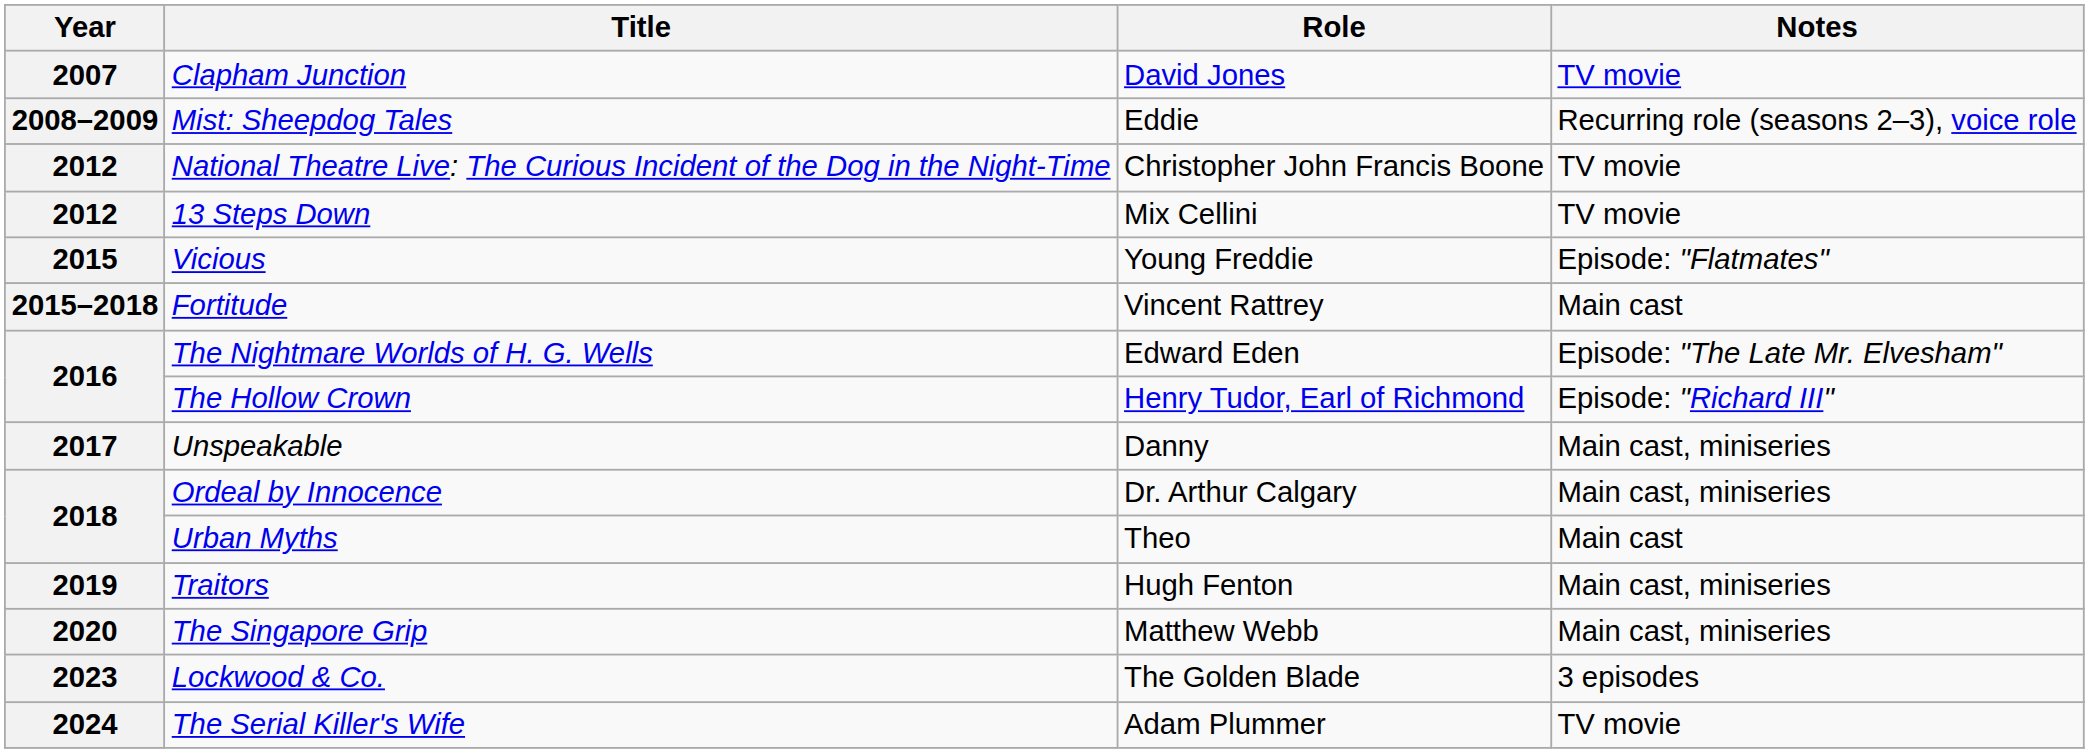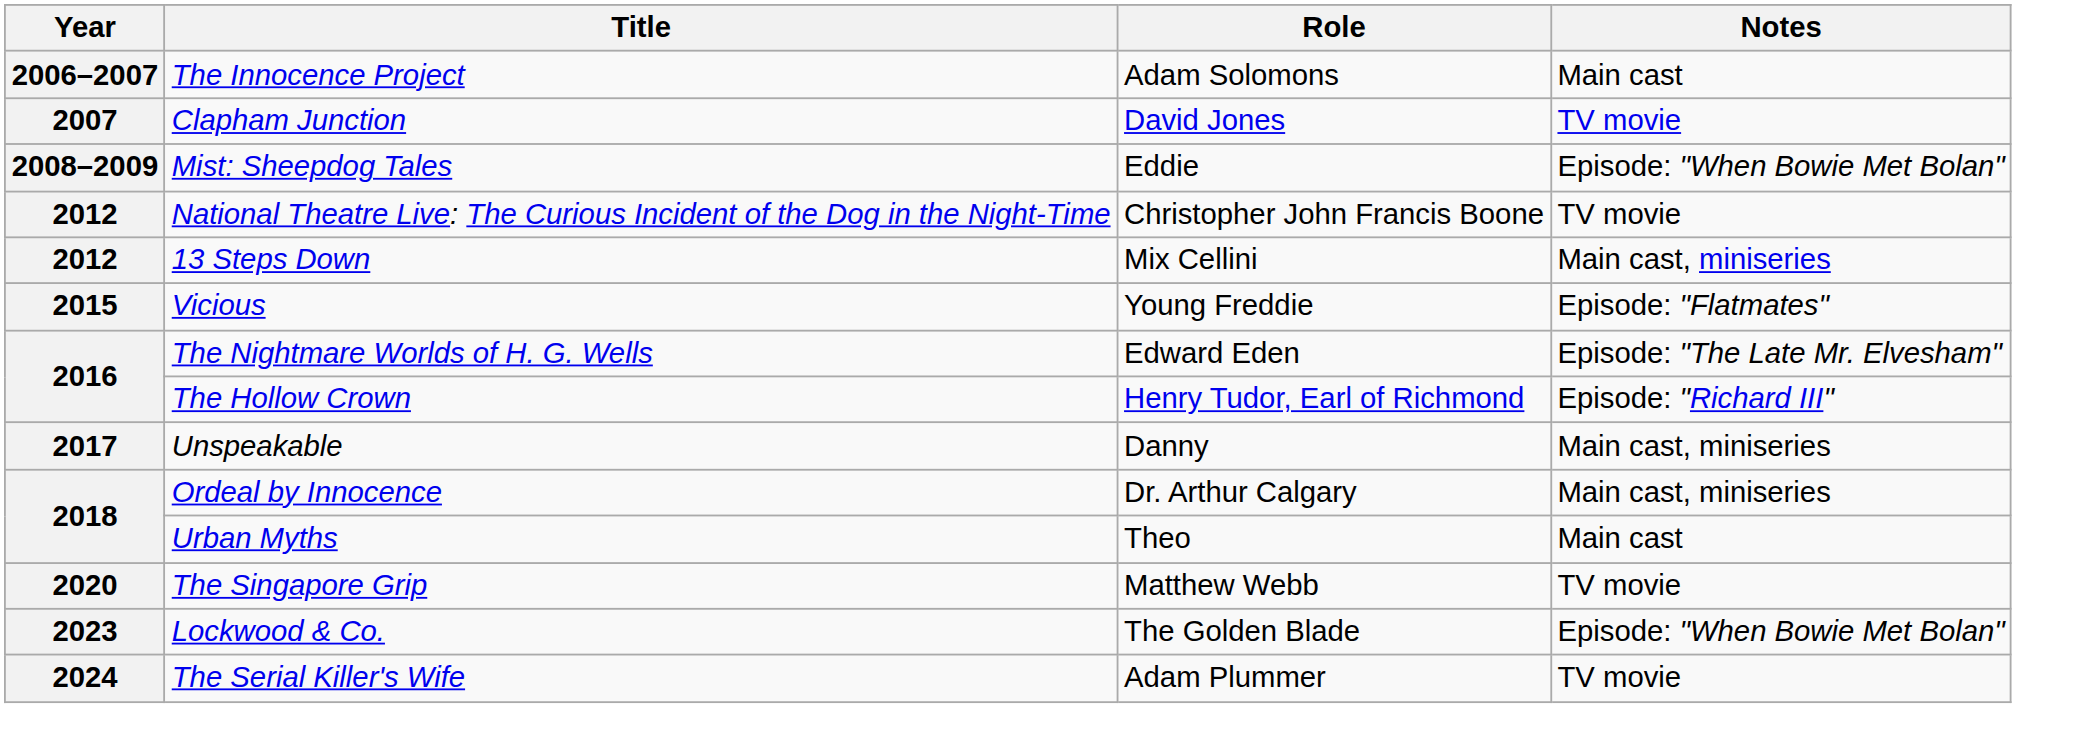+ row: (318, 74)
(1817, 120) Recurring role (seasons 2–3), voice role -> (1781, 167) Episode: "When Bowie Met Bolan"
(1619, 213) TV movie -> (1694, 259) Main cast, miniseries
- row: (230, 306)
- row: (220, 584)
(1694, 631) Main cast, miniseries -> (1619, 584) TV movie
(1628, 677) 3 episodes -> (1781, 631) Episode: "When Bowie Met Bolan"
